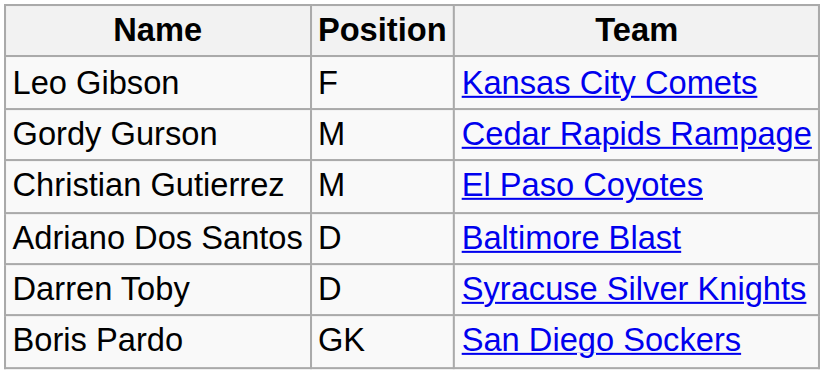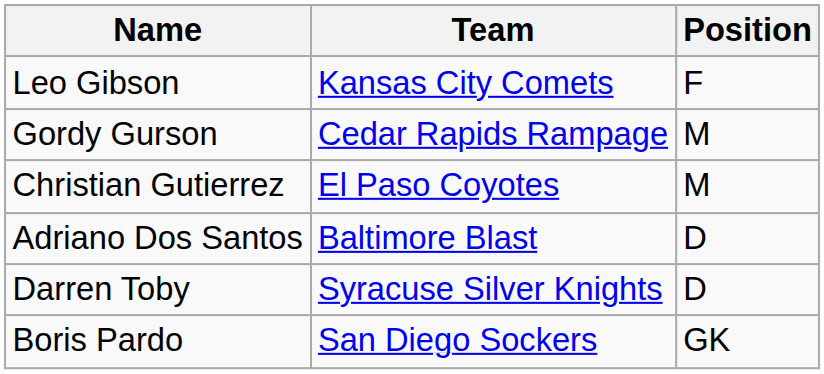columns swapped: (382, 30) <-> (637, 30)
